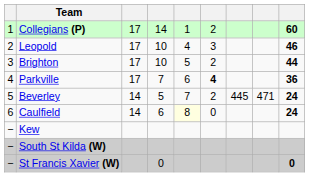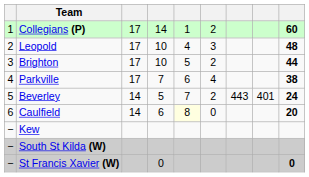(292, 46) 46 -> (292, 46) 48
(213, 79) bold -> (213, 79) normal
(292, 79) 36 -> (292, 79) 38
(239, 96) 445 -> (239, 96) 443
(266, 96) 471 -> (266, 96) 401
(292, 113) 24 -> (292, 113) 20
